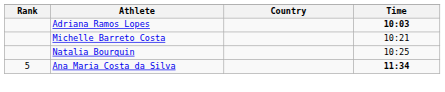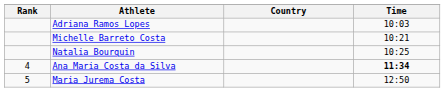(396, 25) bold -> (396, 25) normal
(27, 67) 5 -> (27, 67) 4
+ row: (99, 80)
